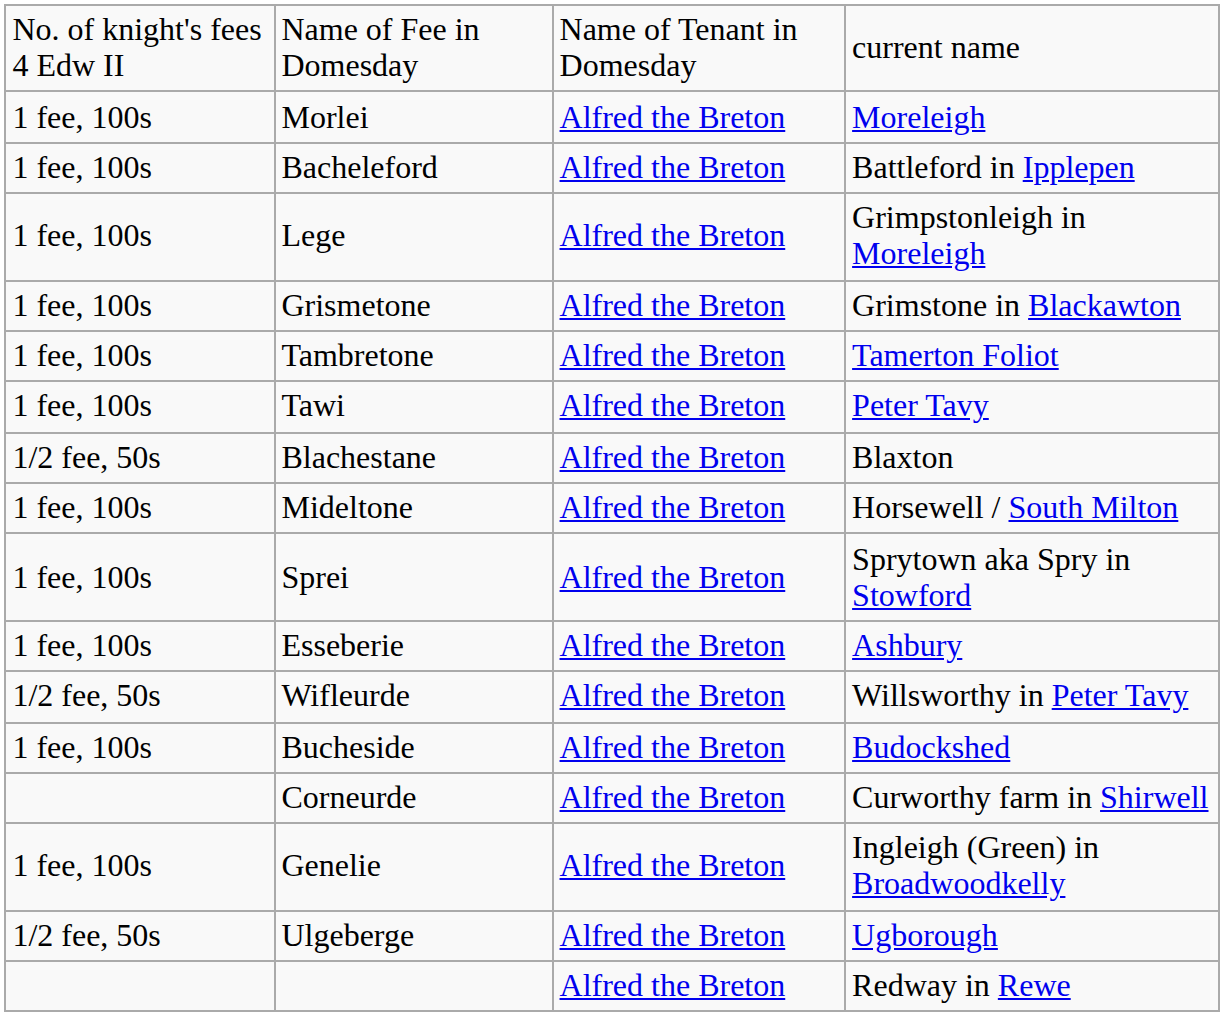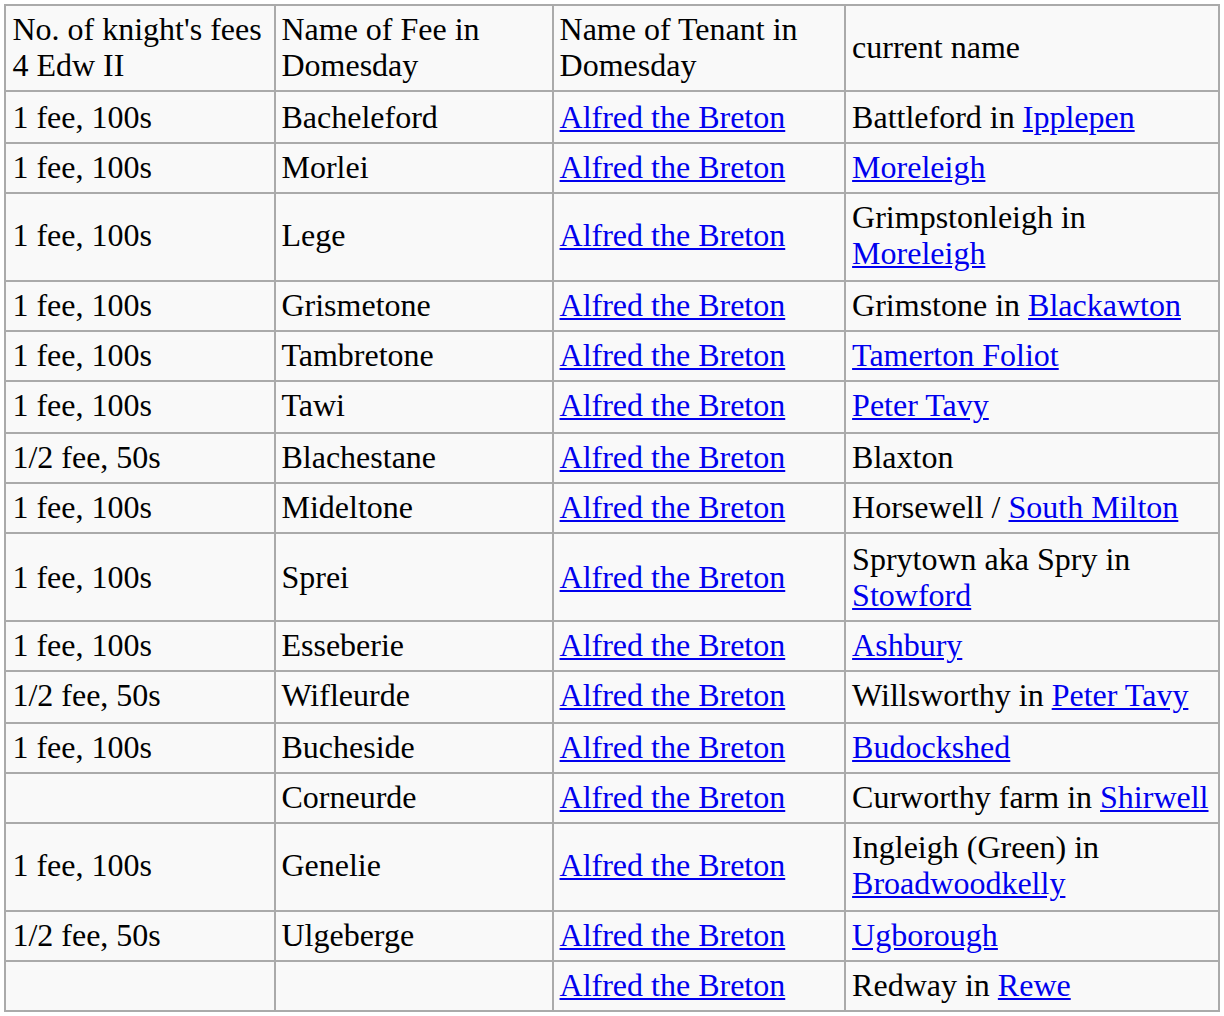rows swapped: (325, 116) <-> (360, 167)
